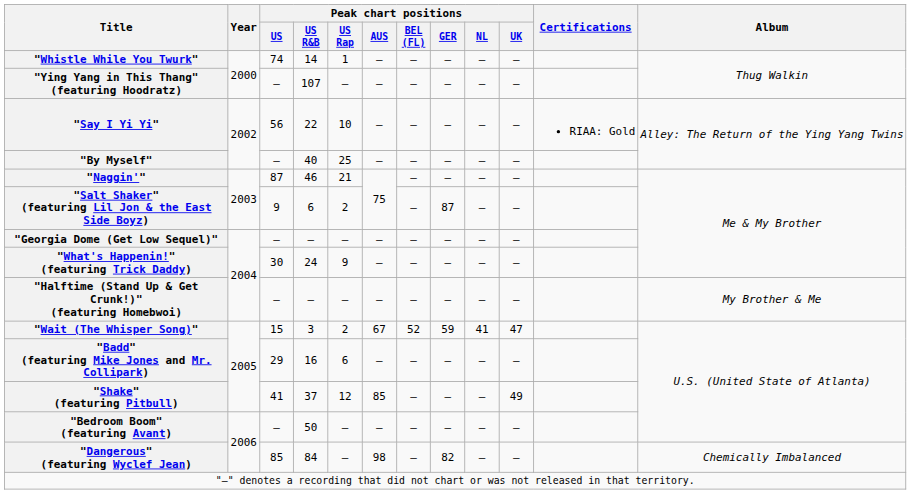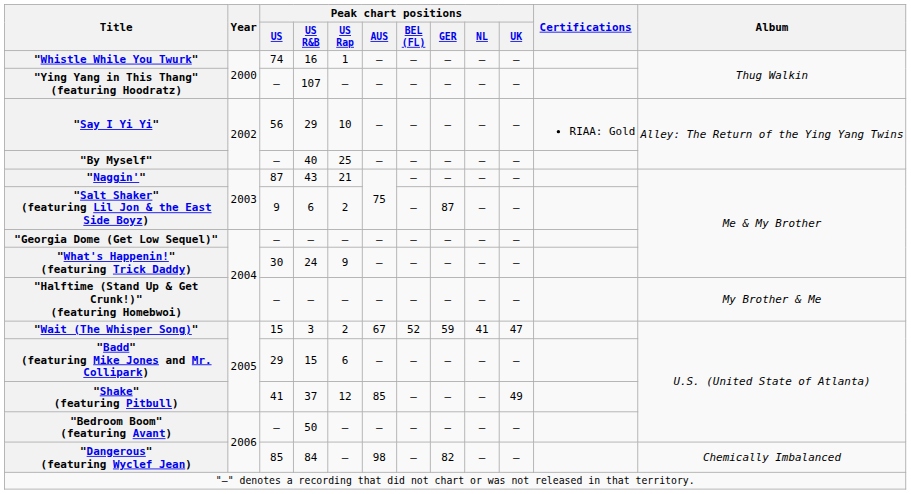(311, 59) 14 -> (311, 59) 16
(311, 125) 22 -> (311, 125) 29
(311, 178) 46 -> (311, 178) 43
(311, 360) 16 -> (311, 360) 15
